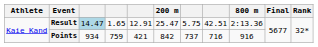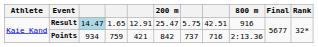(247, 23) 2:13.36 -> (247, 23) 916
(247, 36) 916 -> (247, 36) 2:13.36
